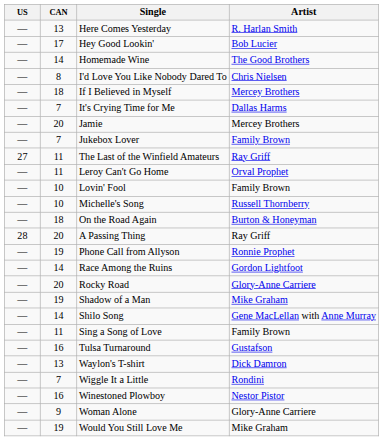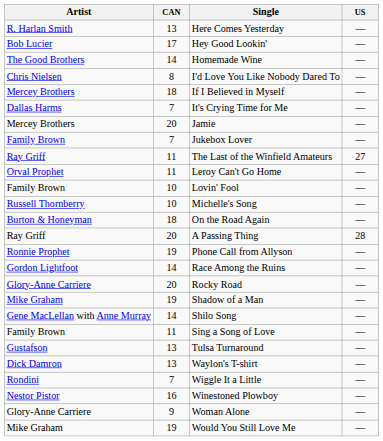columns swapped: (22, 13) <-> (304, 12)
(59, 348) 16 -> (171, 348) 13
